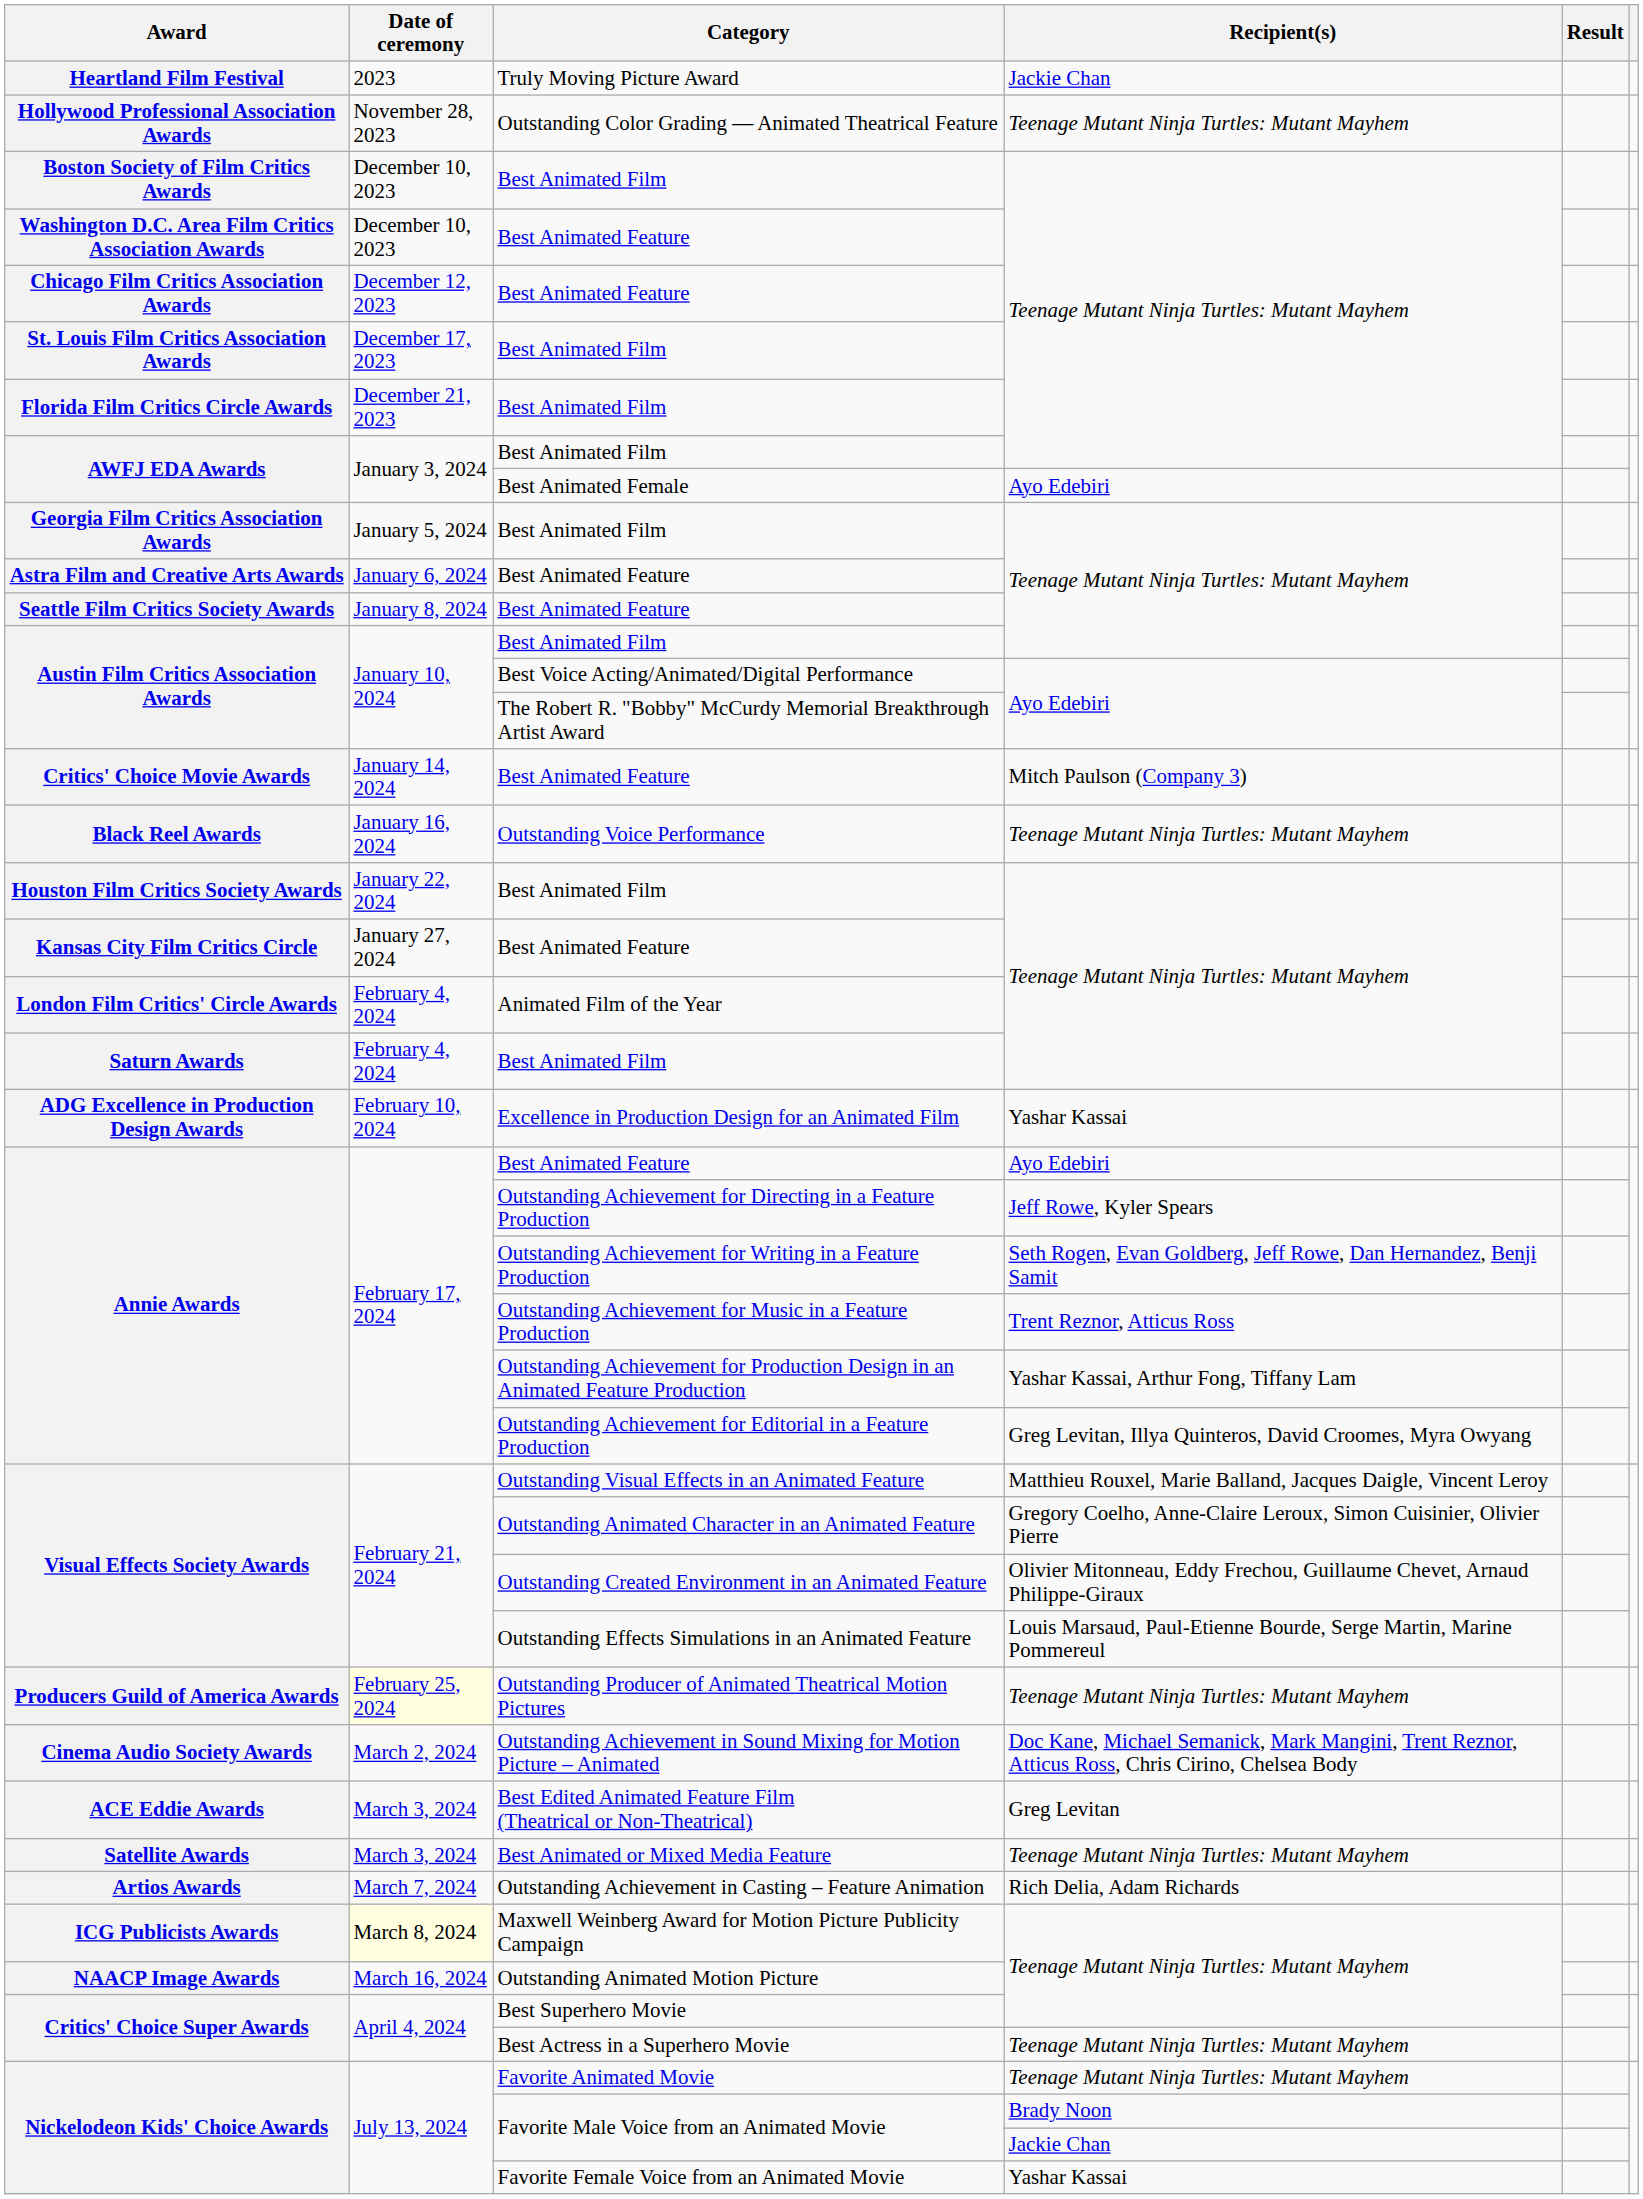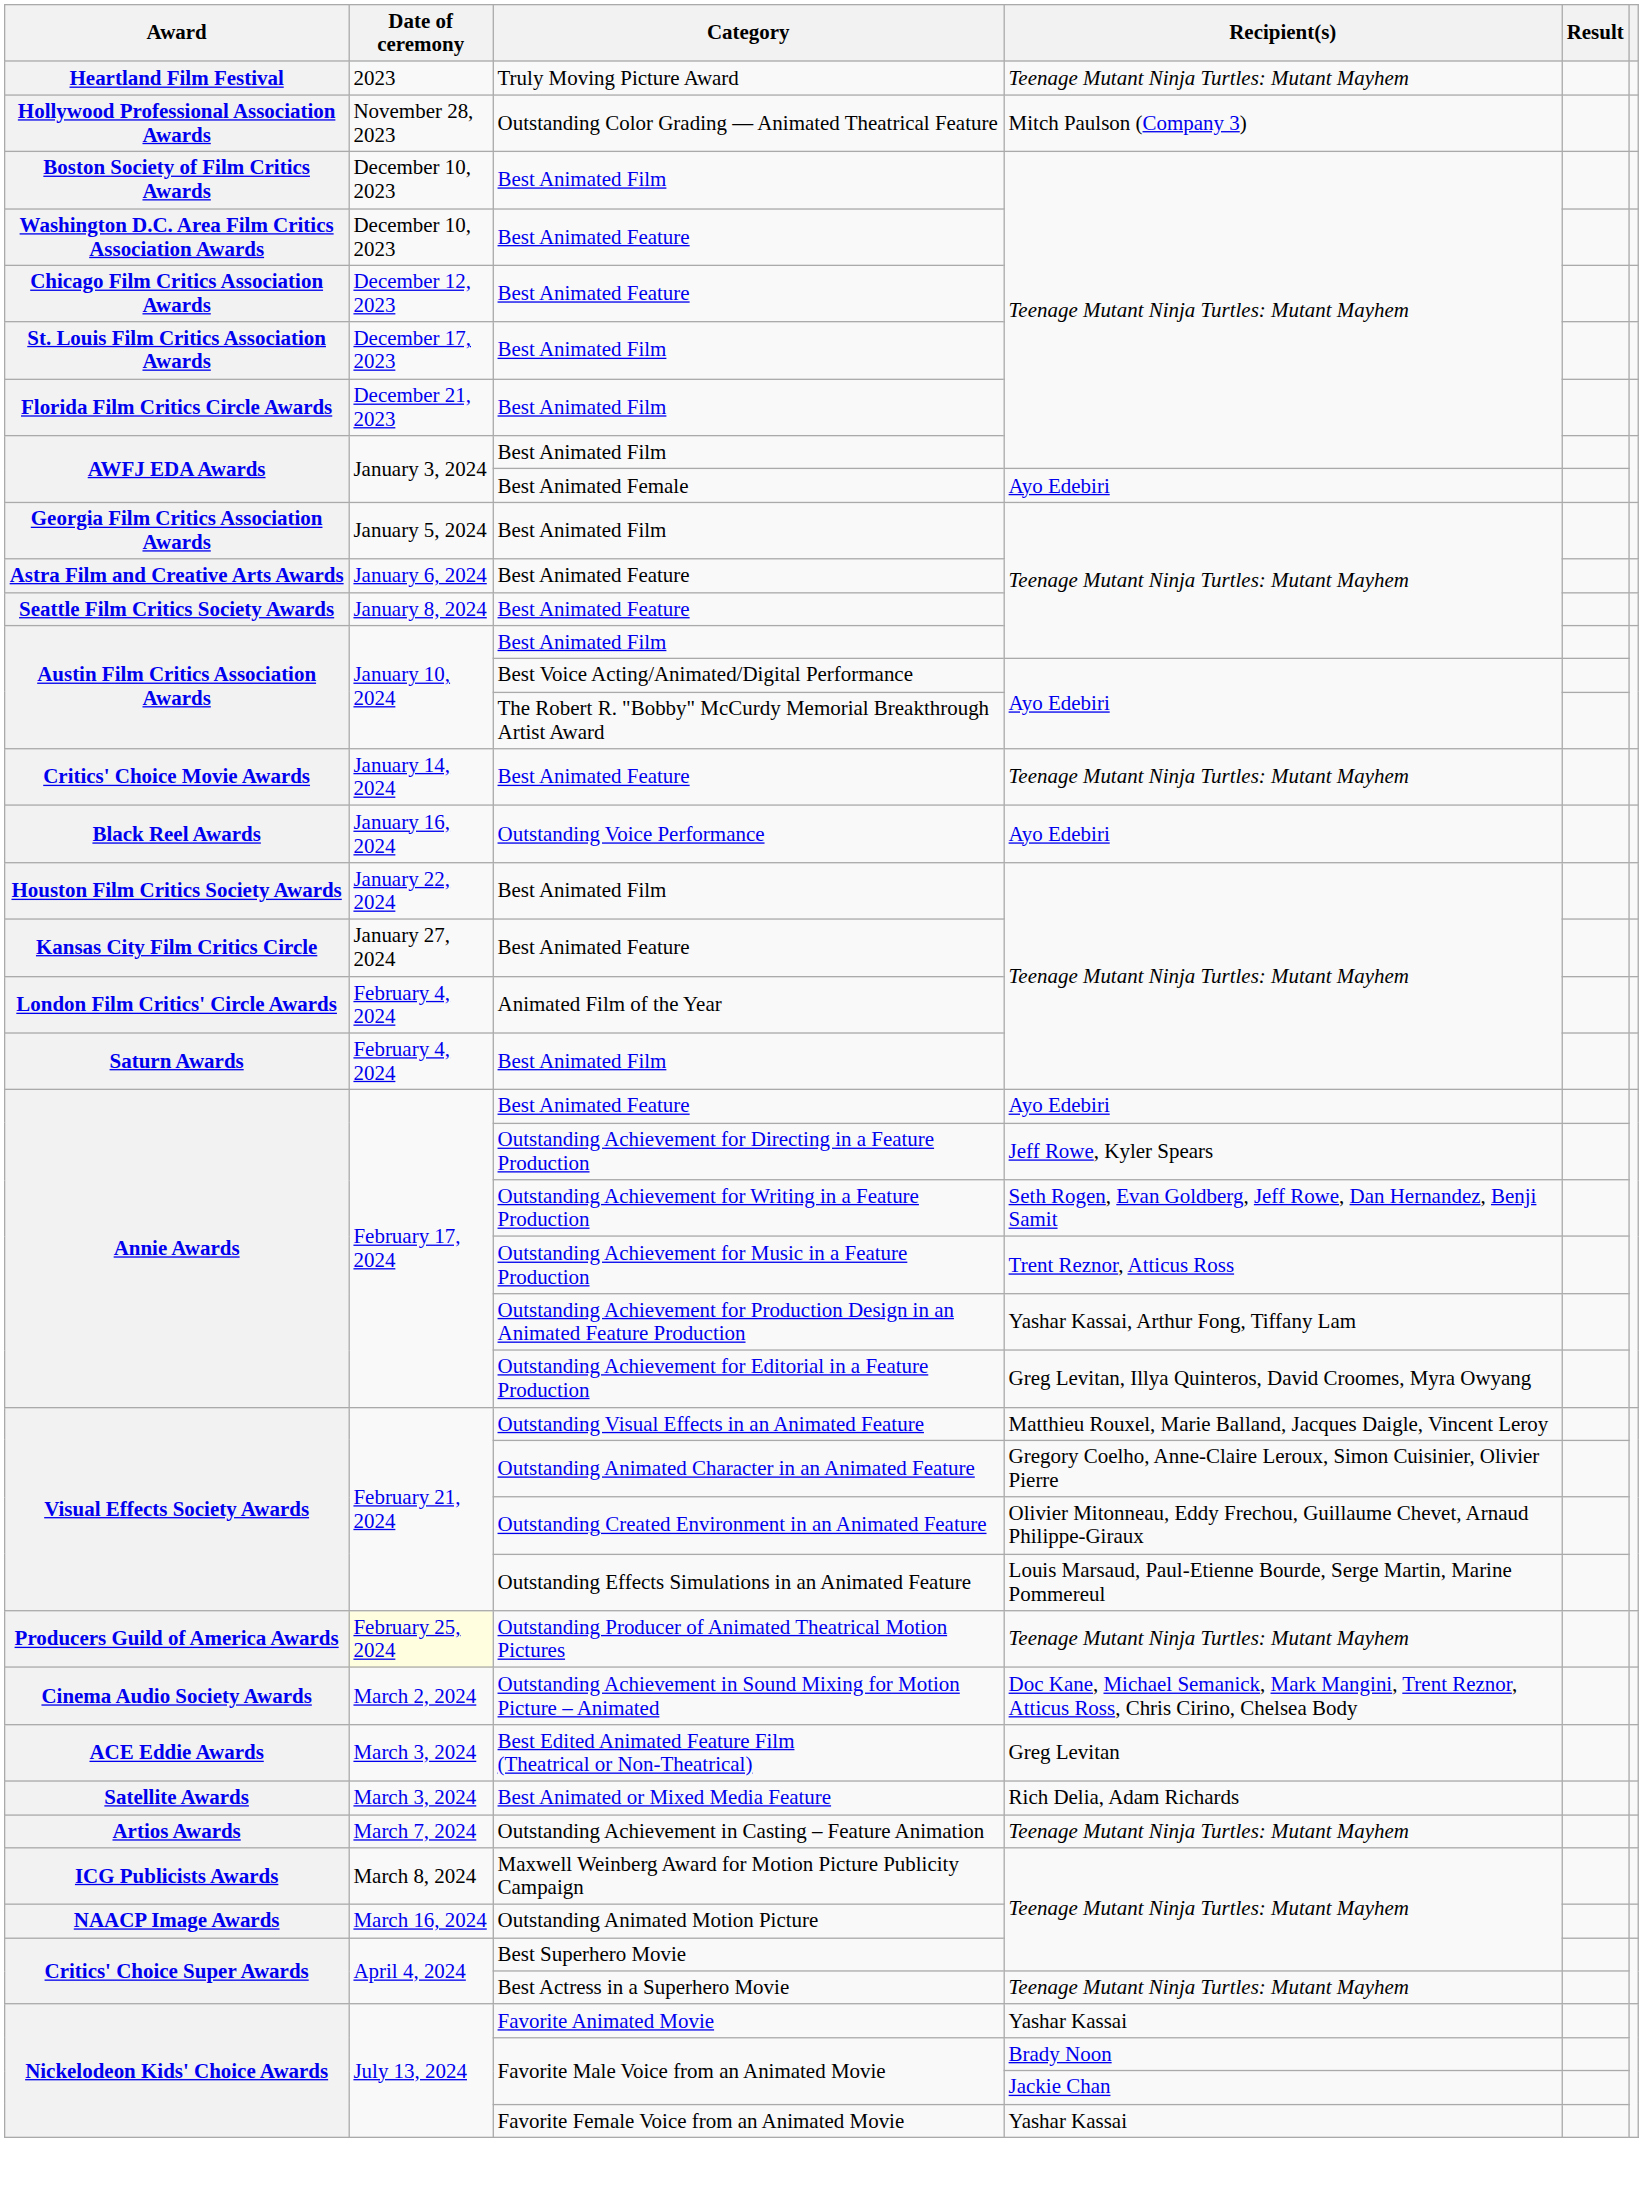(1060, 77) Jackie Chan -> (1209, 77) Teenage Mutant Ninja Turtles: Mutant Mayhem
(1209, 122) Teenage Mutant Ninja Turtles: Mutant Mayhem -> (1128, 122) Mitch Paulson (Company 3)
(1128, 776) Mitch Paulson (Company 3) -> (1209, 776) Teenage Mutant Ninja Turtles: Mutant Mayhem
(1209, 833) Teenage Mutant Ninja Turtles: Mutant Mayhem -> (1059, 833) Ayo Edebiri
- row: (177, 1117)
(1209, 1854) Teenage Mutant Ninja Turtles: Mutant Mayhem -> (1124, 1797) Rich Delia, Adam Richards
(1124, 1887) Rich Delia, Adam Richards -> (1209, 1830) Teenage Mutant Ninja Turtles: Mutant Mayhem
(415, 1932) lightyellow background -> (415, 1875) no background
(1209, 2077) Teenage Mutant Ninja Turtles: Mutant Mayhem -> (1068, 2020) Yashar Kassai
